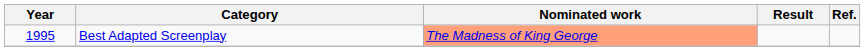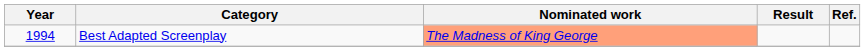(40, 35) 1995 -> (40, 35) 1994
